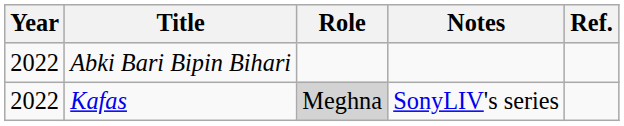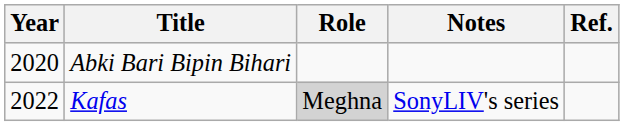(35, 62) 2022 -> (35, 62) 2020
